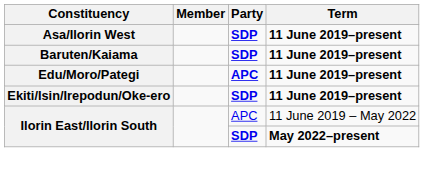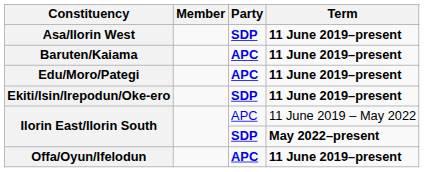(244, 55) SDP -> (245, 55) APC
+ row: (89, 156)
